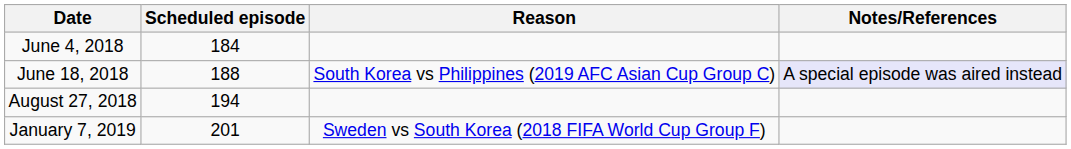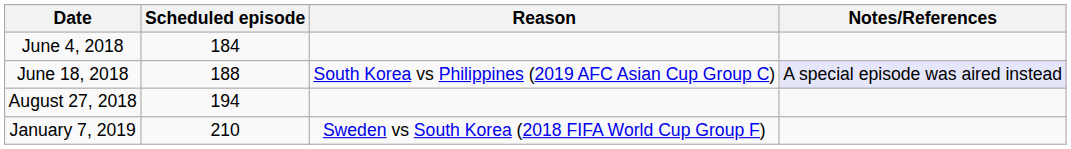(225, 130) 201 -> (225, 130) 210
